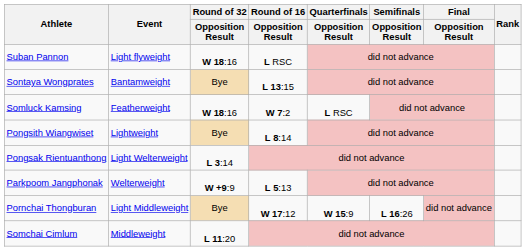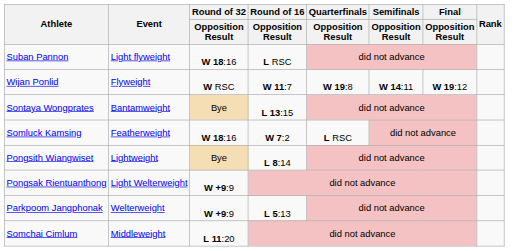+ row: (33, 82)
(220, 163) L 3:14 -> (219, 188) W +9:9
- row: (51, 208)
